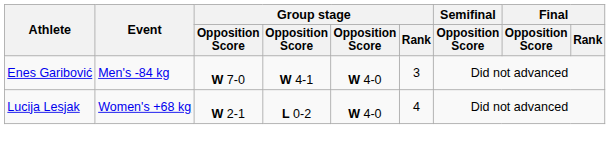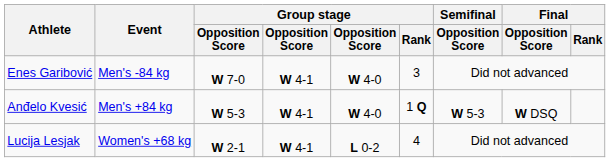+ row: (47, 107)
(297, 114) L 0-2 -> (297, 148) W 4-1
(365, 114) W 4-0 -> (365, 148) L 0-2
